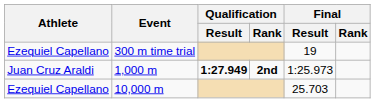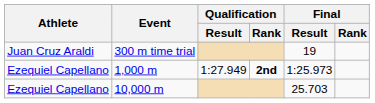(58, 51) Ezequiel Capellano -> (50, 51) Juan Cruz Araldi
(50, 70) Juan Cruz Araldi -> (58, 70) Ezequiel Capellano
(224, 70) bold -> (224, 70) normal
